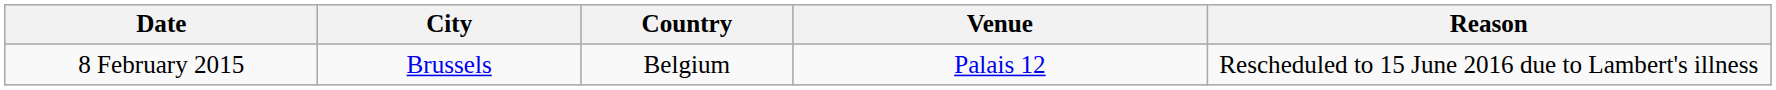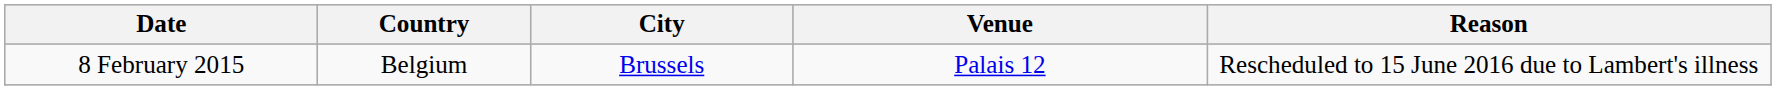columns swapped: (449, 24) <-> (687, 24)
